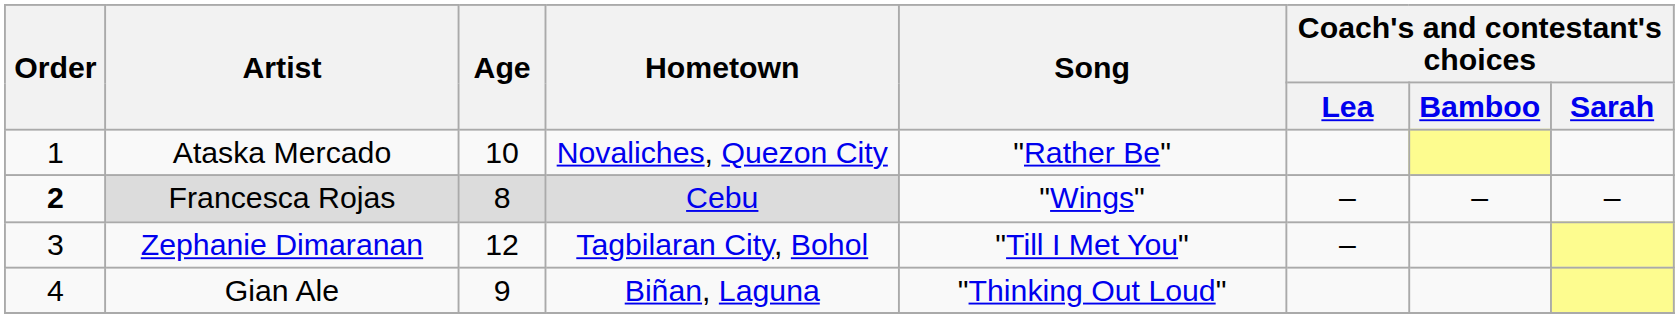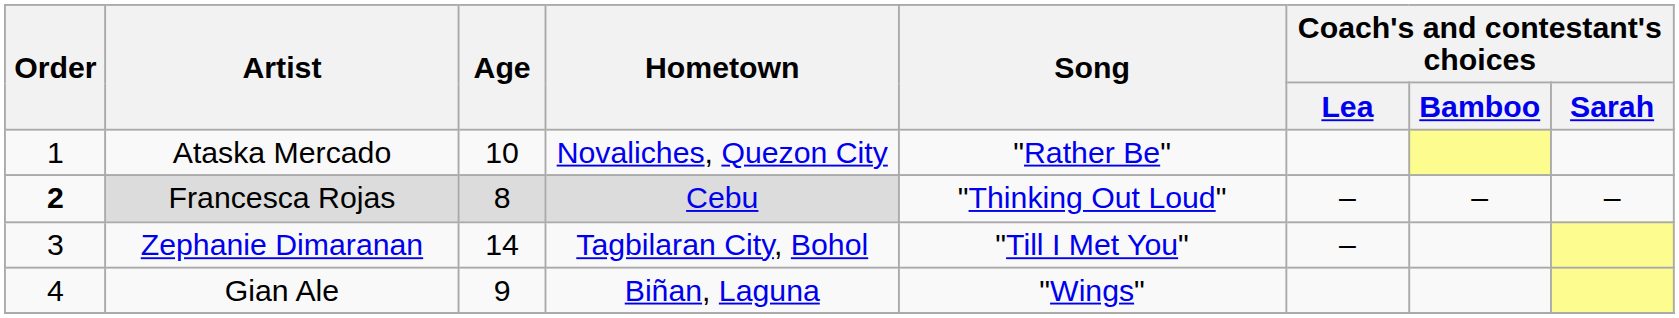(1092, 198) "Wings" -> (1092, 198) "Thinking Out Loud"
(502, 244) 12 -> (502, 244) 14
(1092, 290) "Thinking Out Loud" -> (1092, 290) "Wings"
